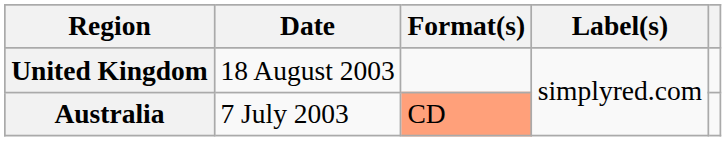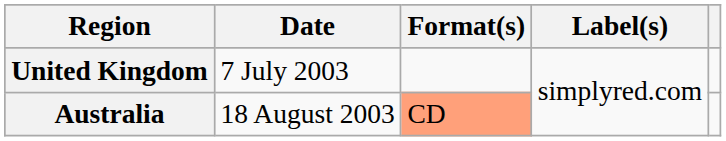(308, 69) 18 August 2003 -> (285, 69) 7 July 2003
(285, 113) 7 July 2003 -> (308, 113) 18 August 2003
